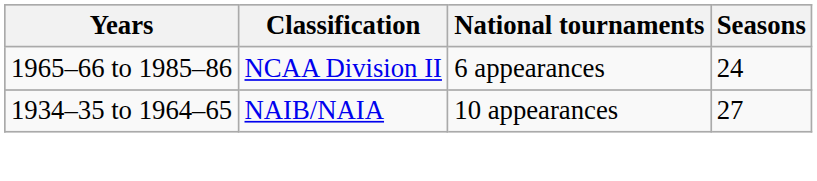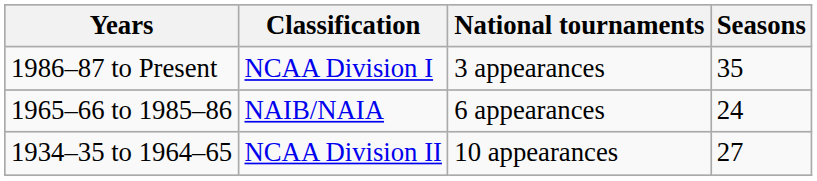+ row: (114, 68)
(343, 68) NCAA Division II -> (314, 110) NAIB/NAIA
(314, 110) NAIB/NAIA -> (343, 152) NCAA Division II
